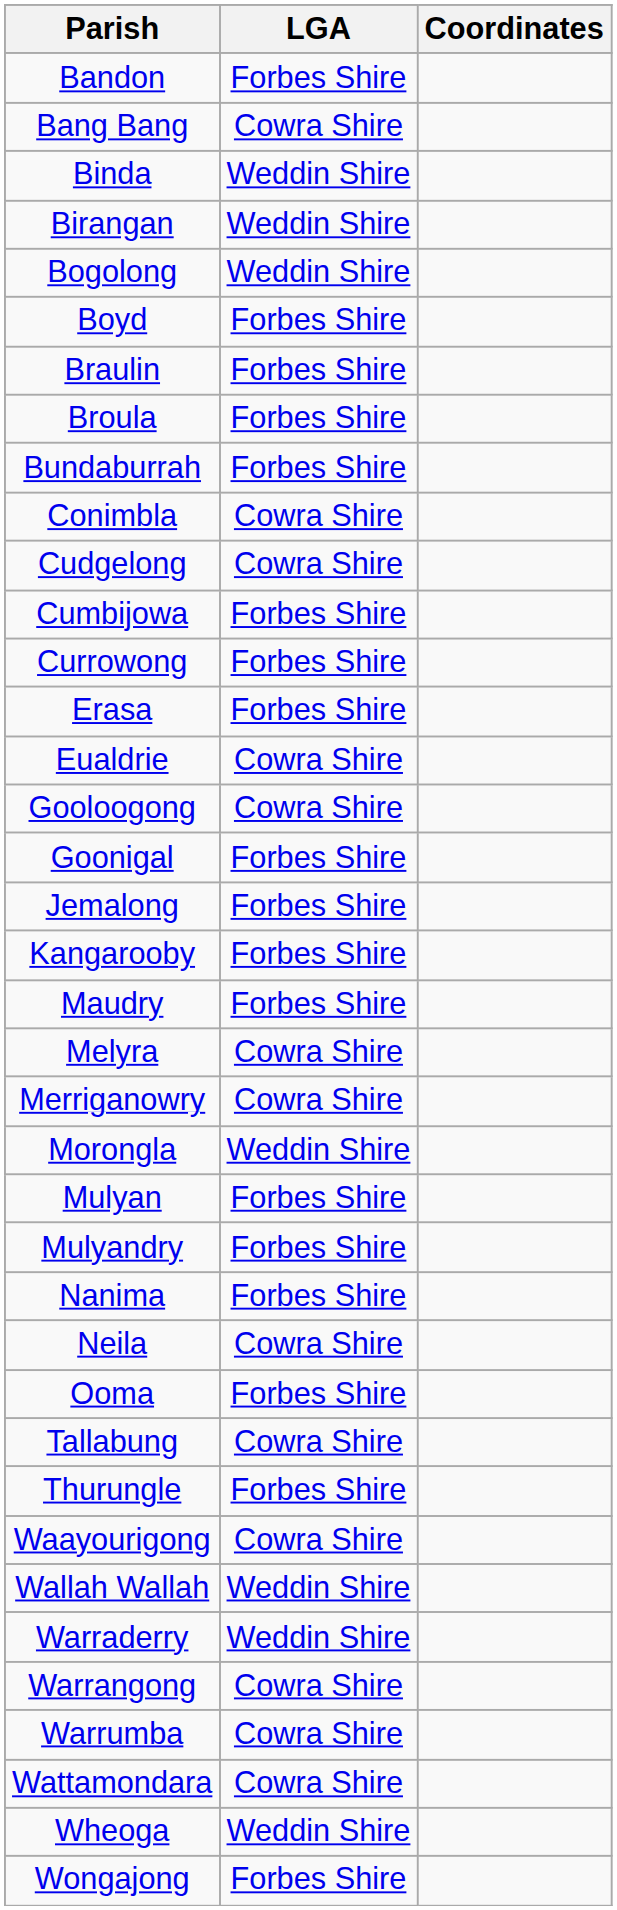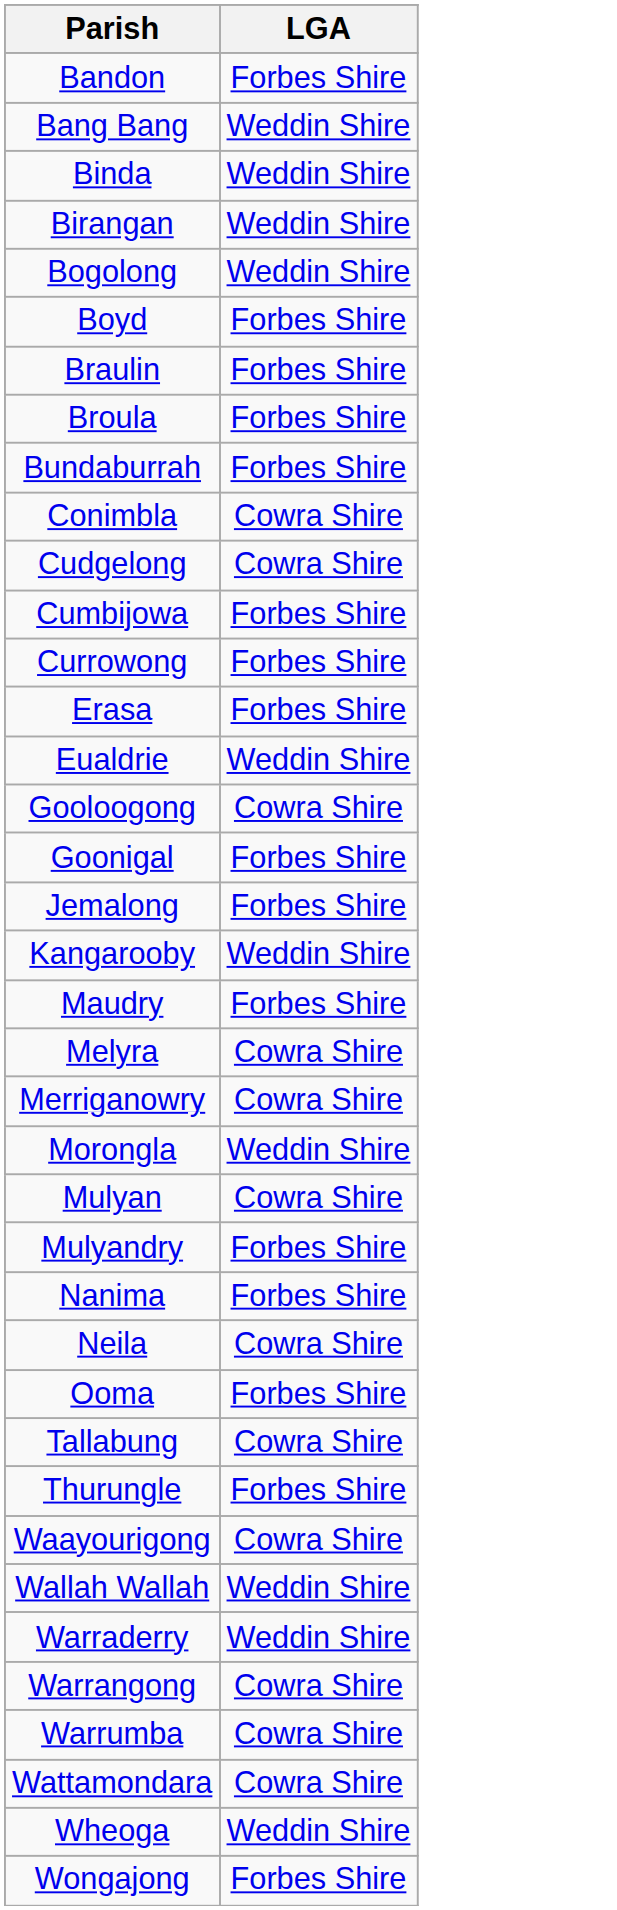- column: (514, 28)
(318, 126) Cowra Shire -> (318, 126) Weddin Shire
(318, 759) Cowra Shire -> (318, 759) Weddin Shire
(318, 954) Forbes Shire -> (318, 954) Weddin Shire
(318, 1198) Forbes Shire -> (318, 1198) Cowra Shire
